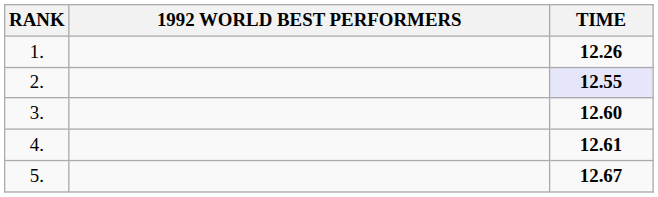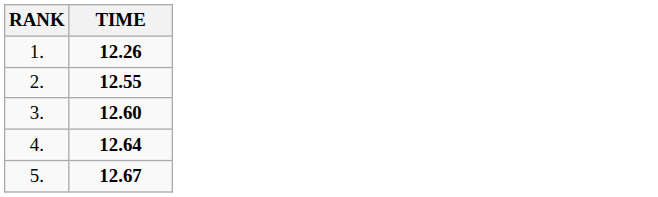- column: (309, 20)
(601, 82) lavender background -> (121, 82) no background
(601, 144) 12.61 -> (121, 144) 12.64
